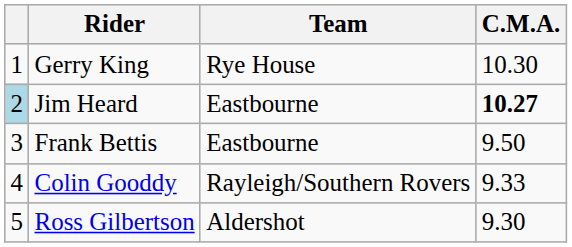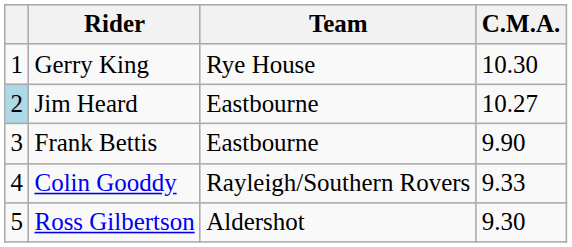(510, 103) bold -> (510, 103) normal
(504, 143) 9.50 -> (504, 143) 9.90
